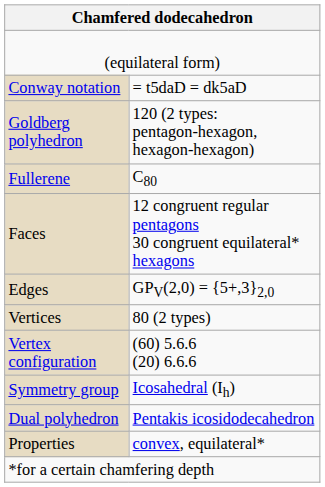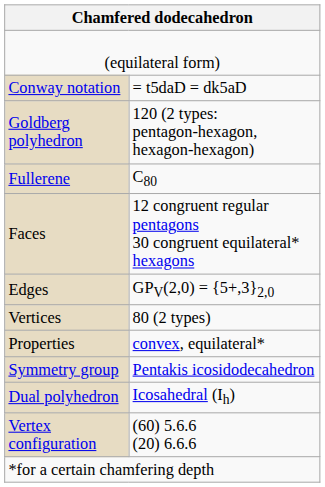rows swapped: (52, 352) <-> (42, 443)
(184, 389) Icosahedral (Ih) -> (223, 369) Pentakis icosidodecahedron
(223, 417) Pentakis icosidodecahedron -> (184, 397) Icosahedral (Ih)
